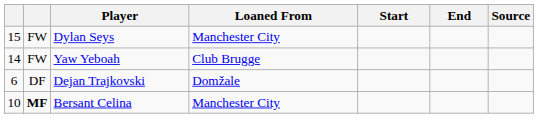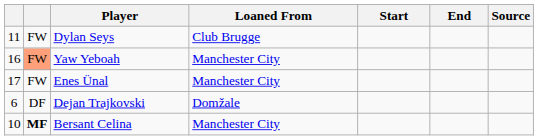(14, 37) 15 -> (14, 37) 11
(236, 37) Manchester City -> (226, 37) Club Brugge
(14, 59) 14 -> (14, 59) 16
(37, 59) no background -> (37, 59) lightsalmon background
(226, 59) Club Brugge -> (236, 59) Manchester City
+ row: (81, 81)
